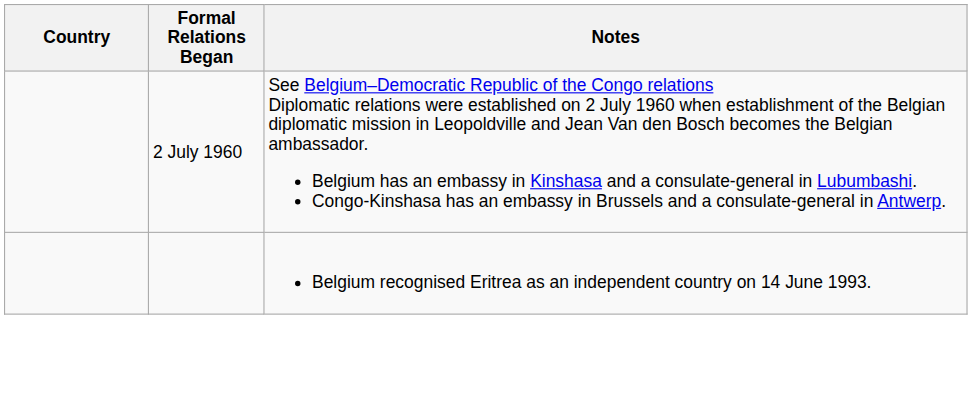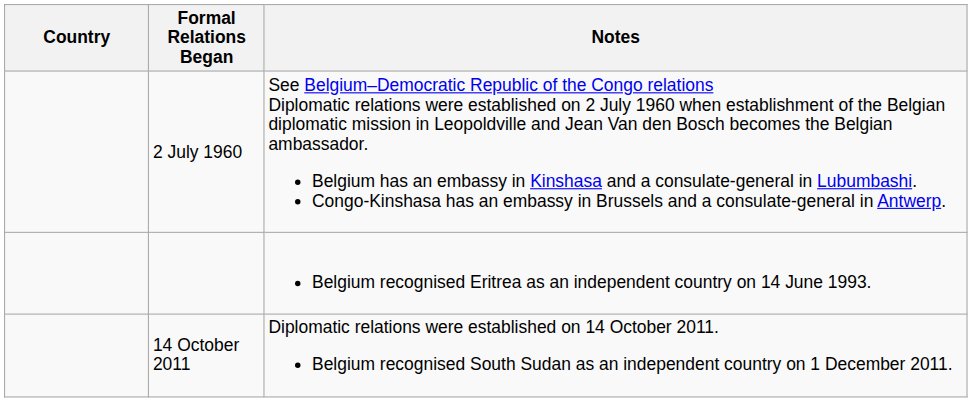+ row: (196, 355)
